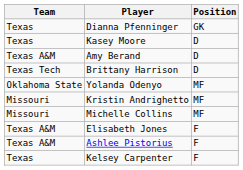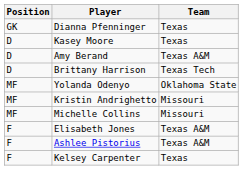columns swapped: (215, 12) <-> (44, 12)
